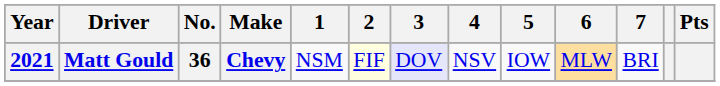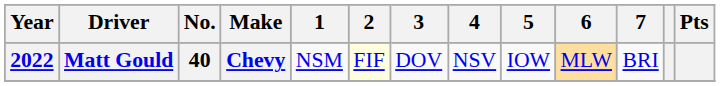(32, 60) 2021 -> (32, 60) 2022
(200, 60) 36 -> (200, 60) 40
(419, 60) lavender background -> (419, 60) no background
